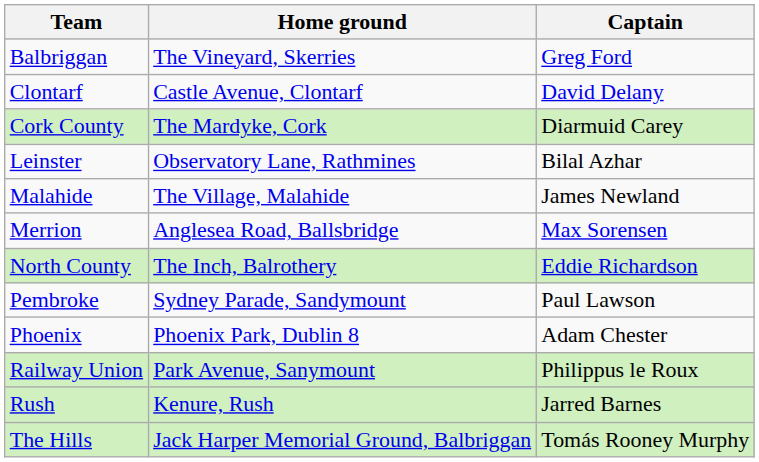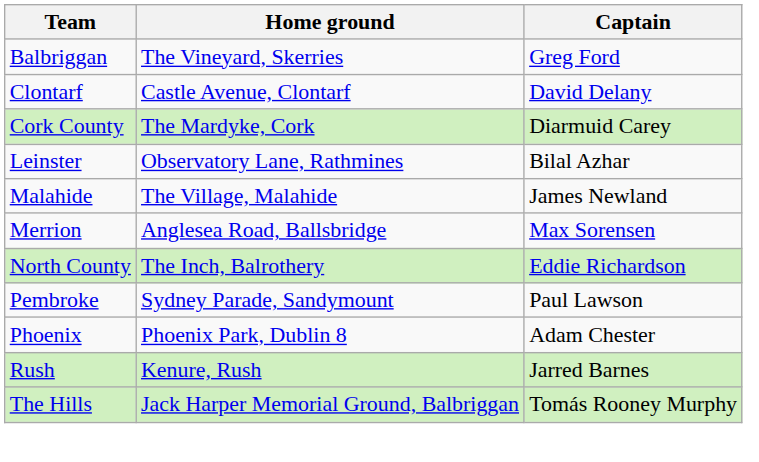- row: (76, 369)
